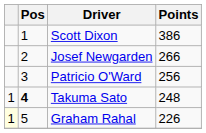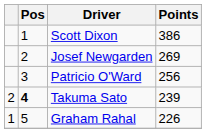(169, 56) 266 -> (169, 56) 269
(11, 98) 1 -> (11, 98) 2
(169, 98) 248 -> (169, 98) 239
(11, 118) lightyellow background -> (11, 118) no background
